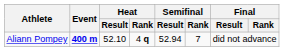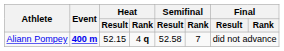(115, 40) 52.10 -> (115, 40) 52.15
(170, 40) 52.94 -> (170, 40) 52.58
